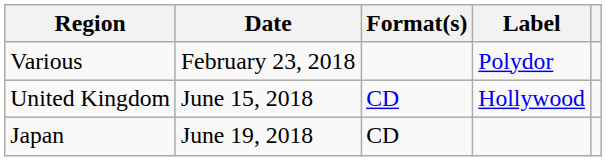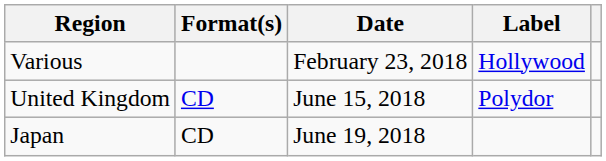columns swapped: (268, 23) <-> (417, 23)
(516, 60) Polydor -> (532, 60) Hollywood
(532, 98) Hollywood -> (516, 98) Polydor
